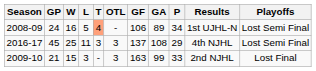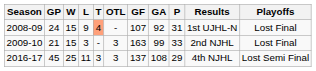(71, 27) 16 -> (71, 27) 15
(86, 27) 5 -> (86, 27) 9
(138, 27) 106 -> (138, 27) 107
(159, 27) 89 -> (159, 27) 92
(177, 27) 34 -> (177, 27) 31
(275, 27) Lost Semi Final -> (275, 27) Lost Final
rows swapped: (24, 58) <-> (24, 43)
